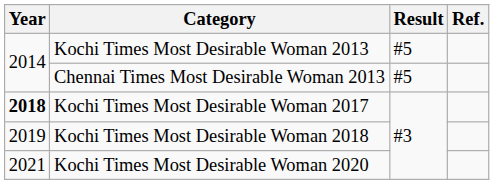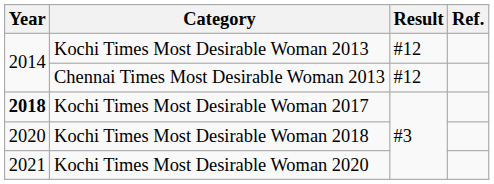(403, 48) #5 -> (407, 48) #12
(403, 77) #5 -> (407, 77) #12
(27, 135) 2019 -> (27, 135) 2020
